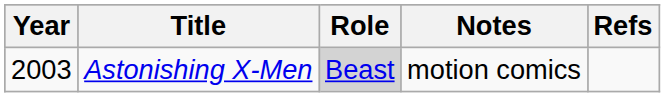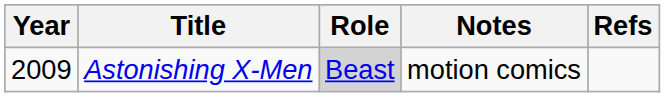(41, 69) 2003 -> (41, 69) 2009
